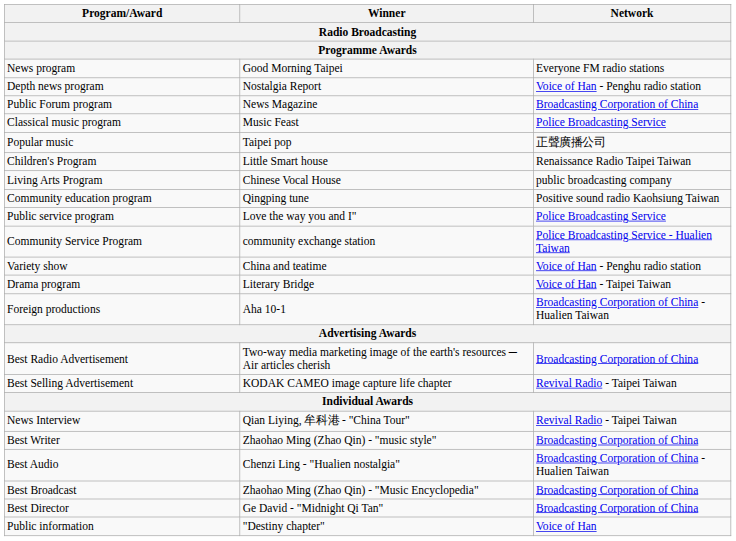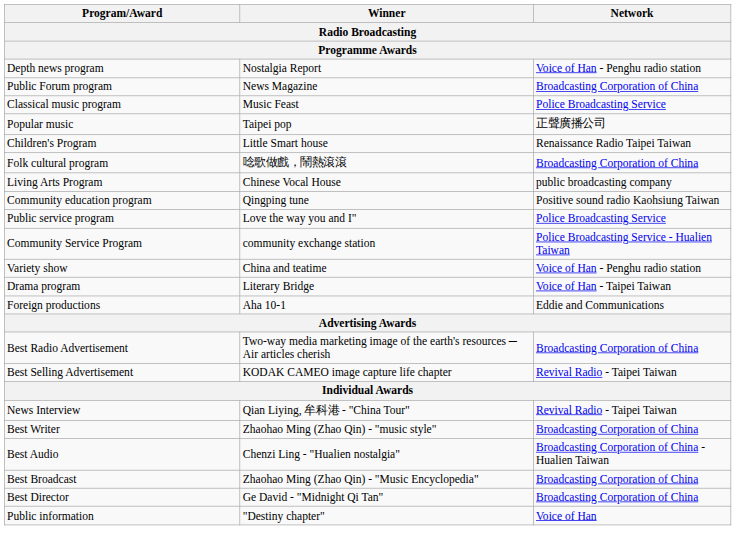- row: (41, 68)
+ row: (58, 163)
(621, 309) Broadcasting Corporation of China - Hualien Taiwan -> (600, 304) Eddie and Communications
